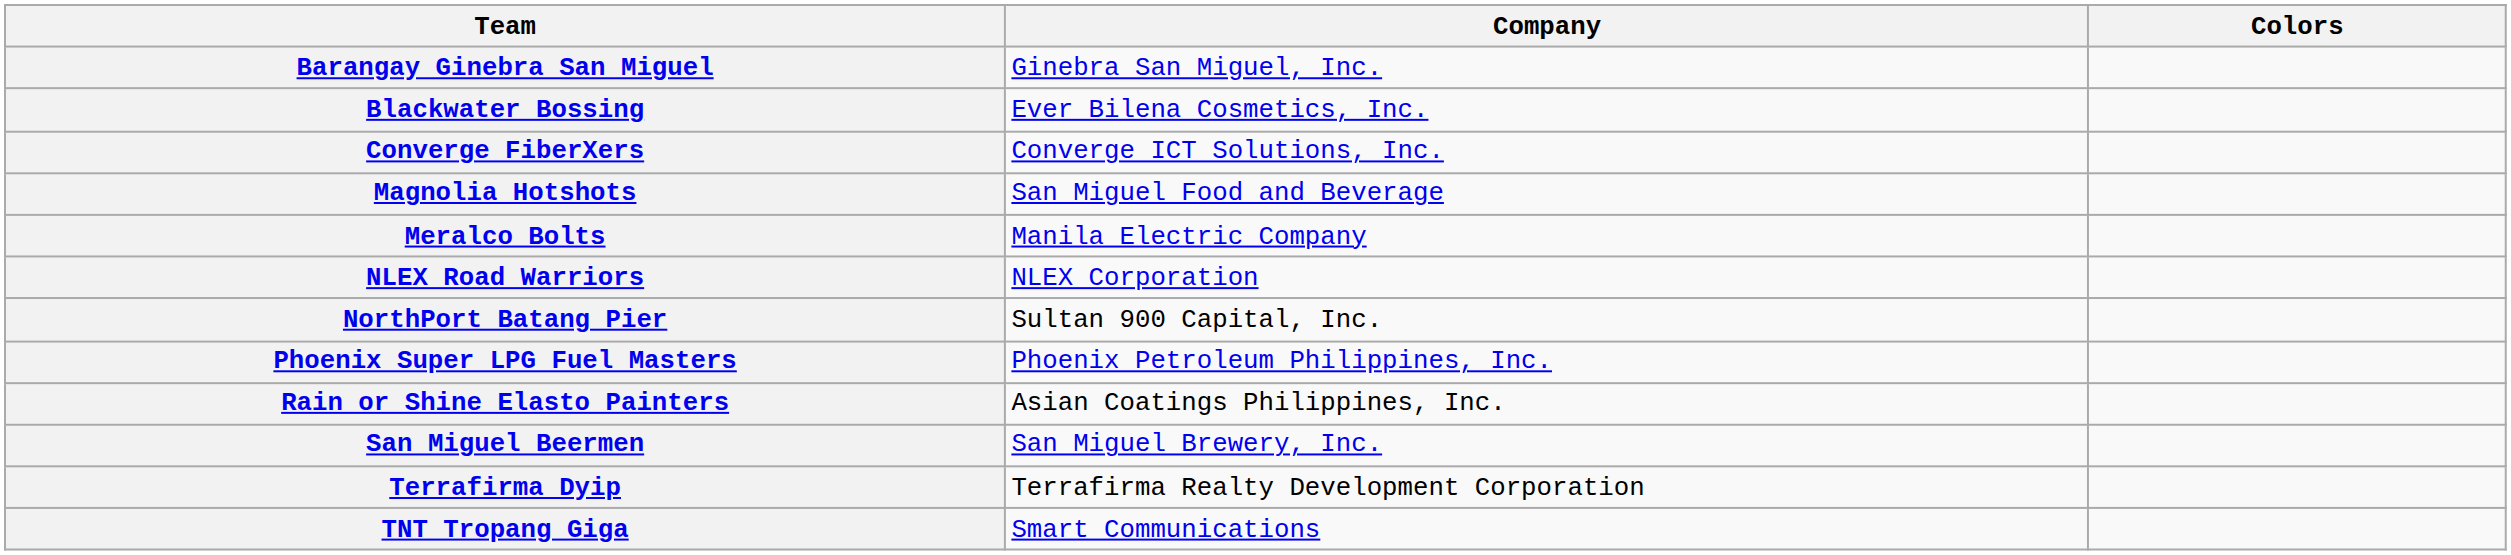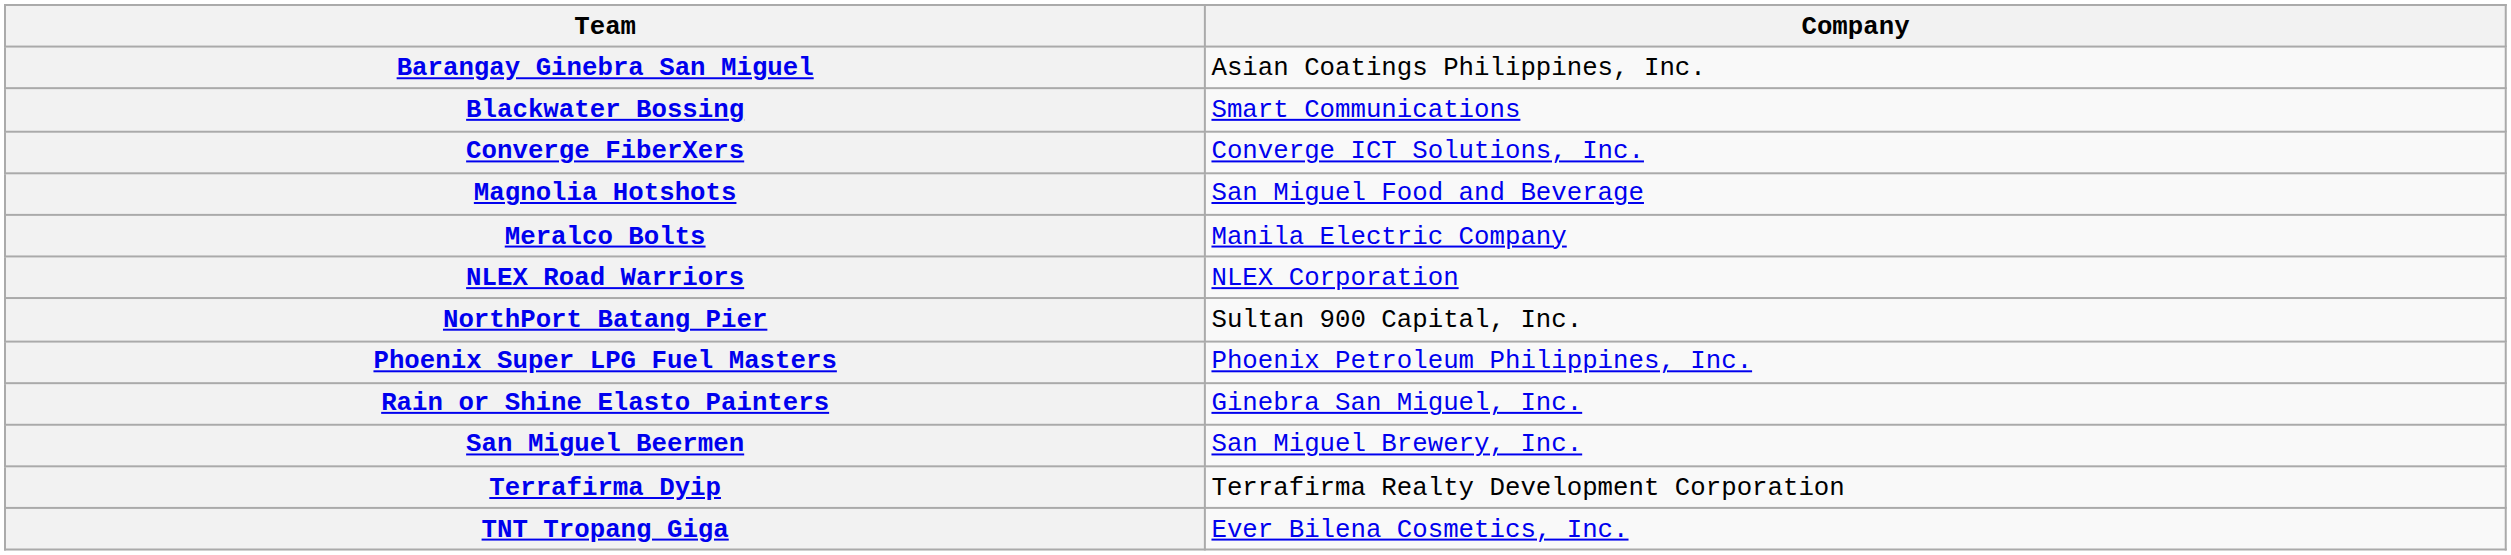- column: (2297, 26)
(1197, 68) Ginebra San Miguel, Inc. -> (1459, 68) Asian Coatings Philippines, Inc.
(1220, 110) Ever Bilena Cosmetics, Inc. -> (1366, 110) Smart Communications
(1259, 404) Asian Coatings Philippines, Inc. -> (1397, 404) Ginebra San Miguel, Inc.
(1166, 529) Smart Communications -> (1420, 529) Ever Bilena Cosmetics, Inc.
